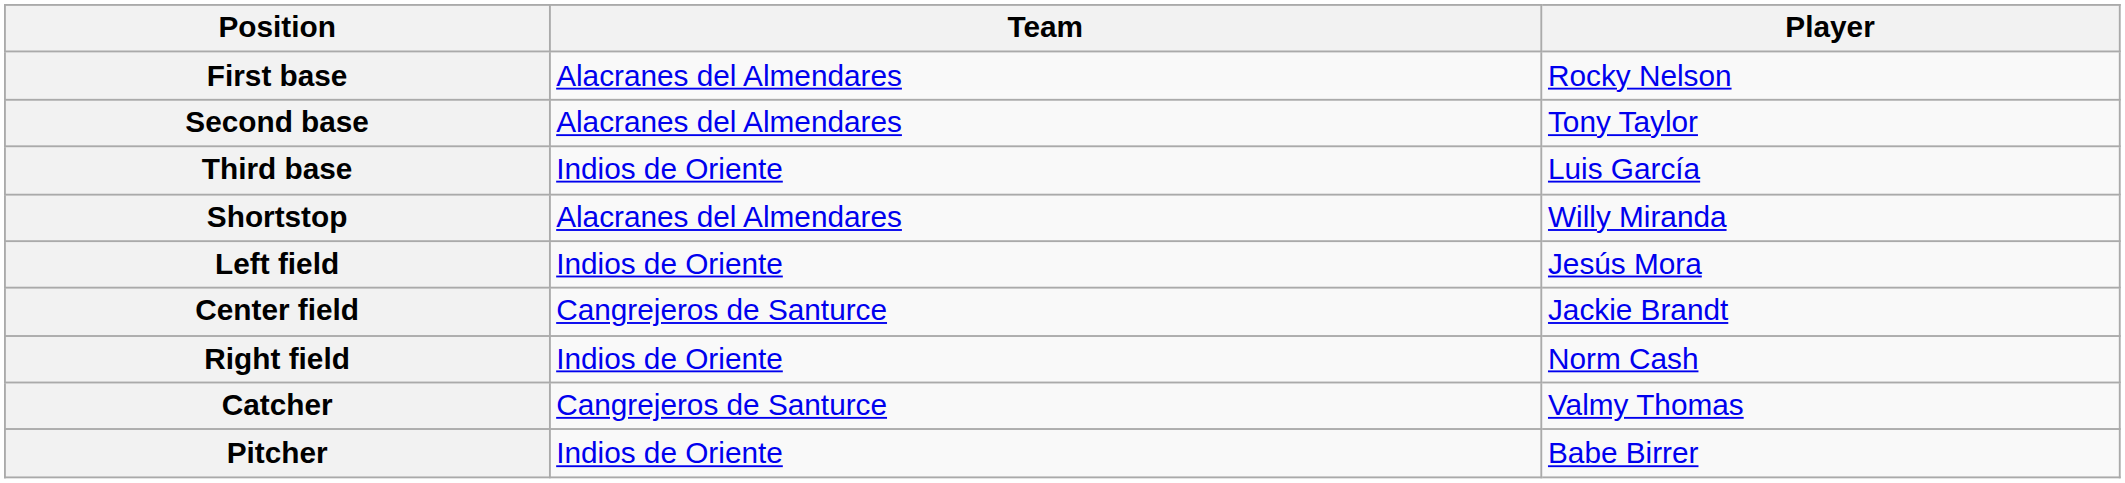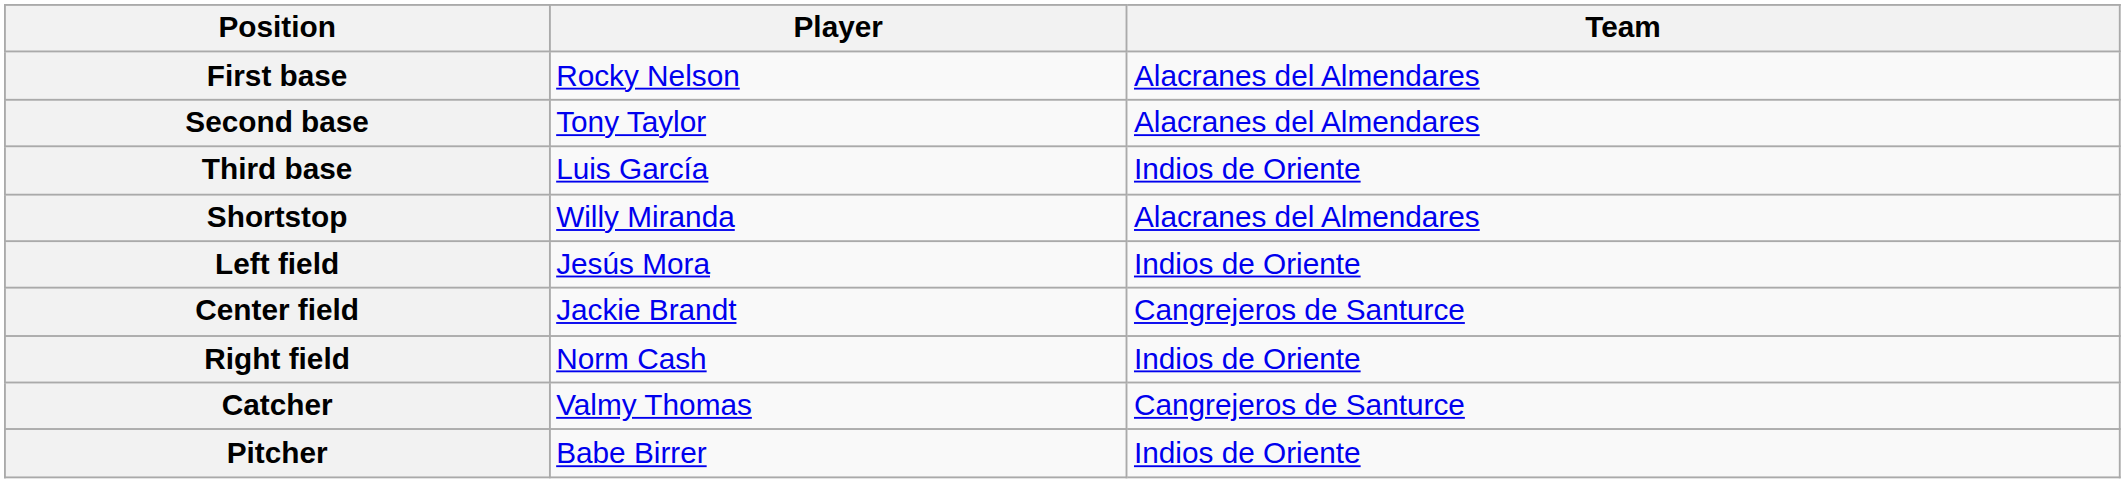columns swapped: (1830, 28) <-> (1045, 28)
